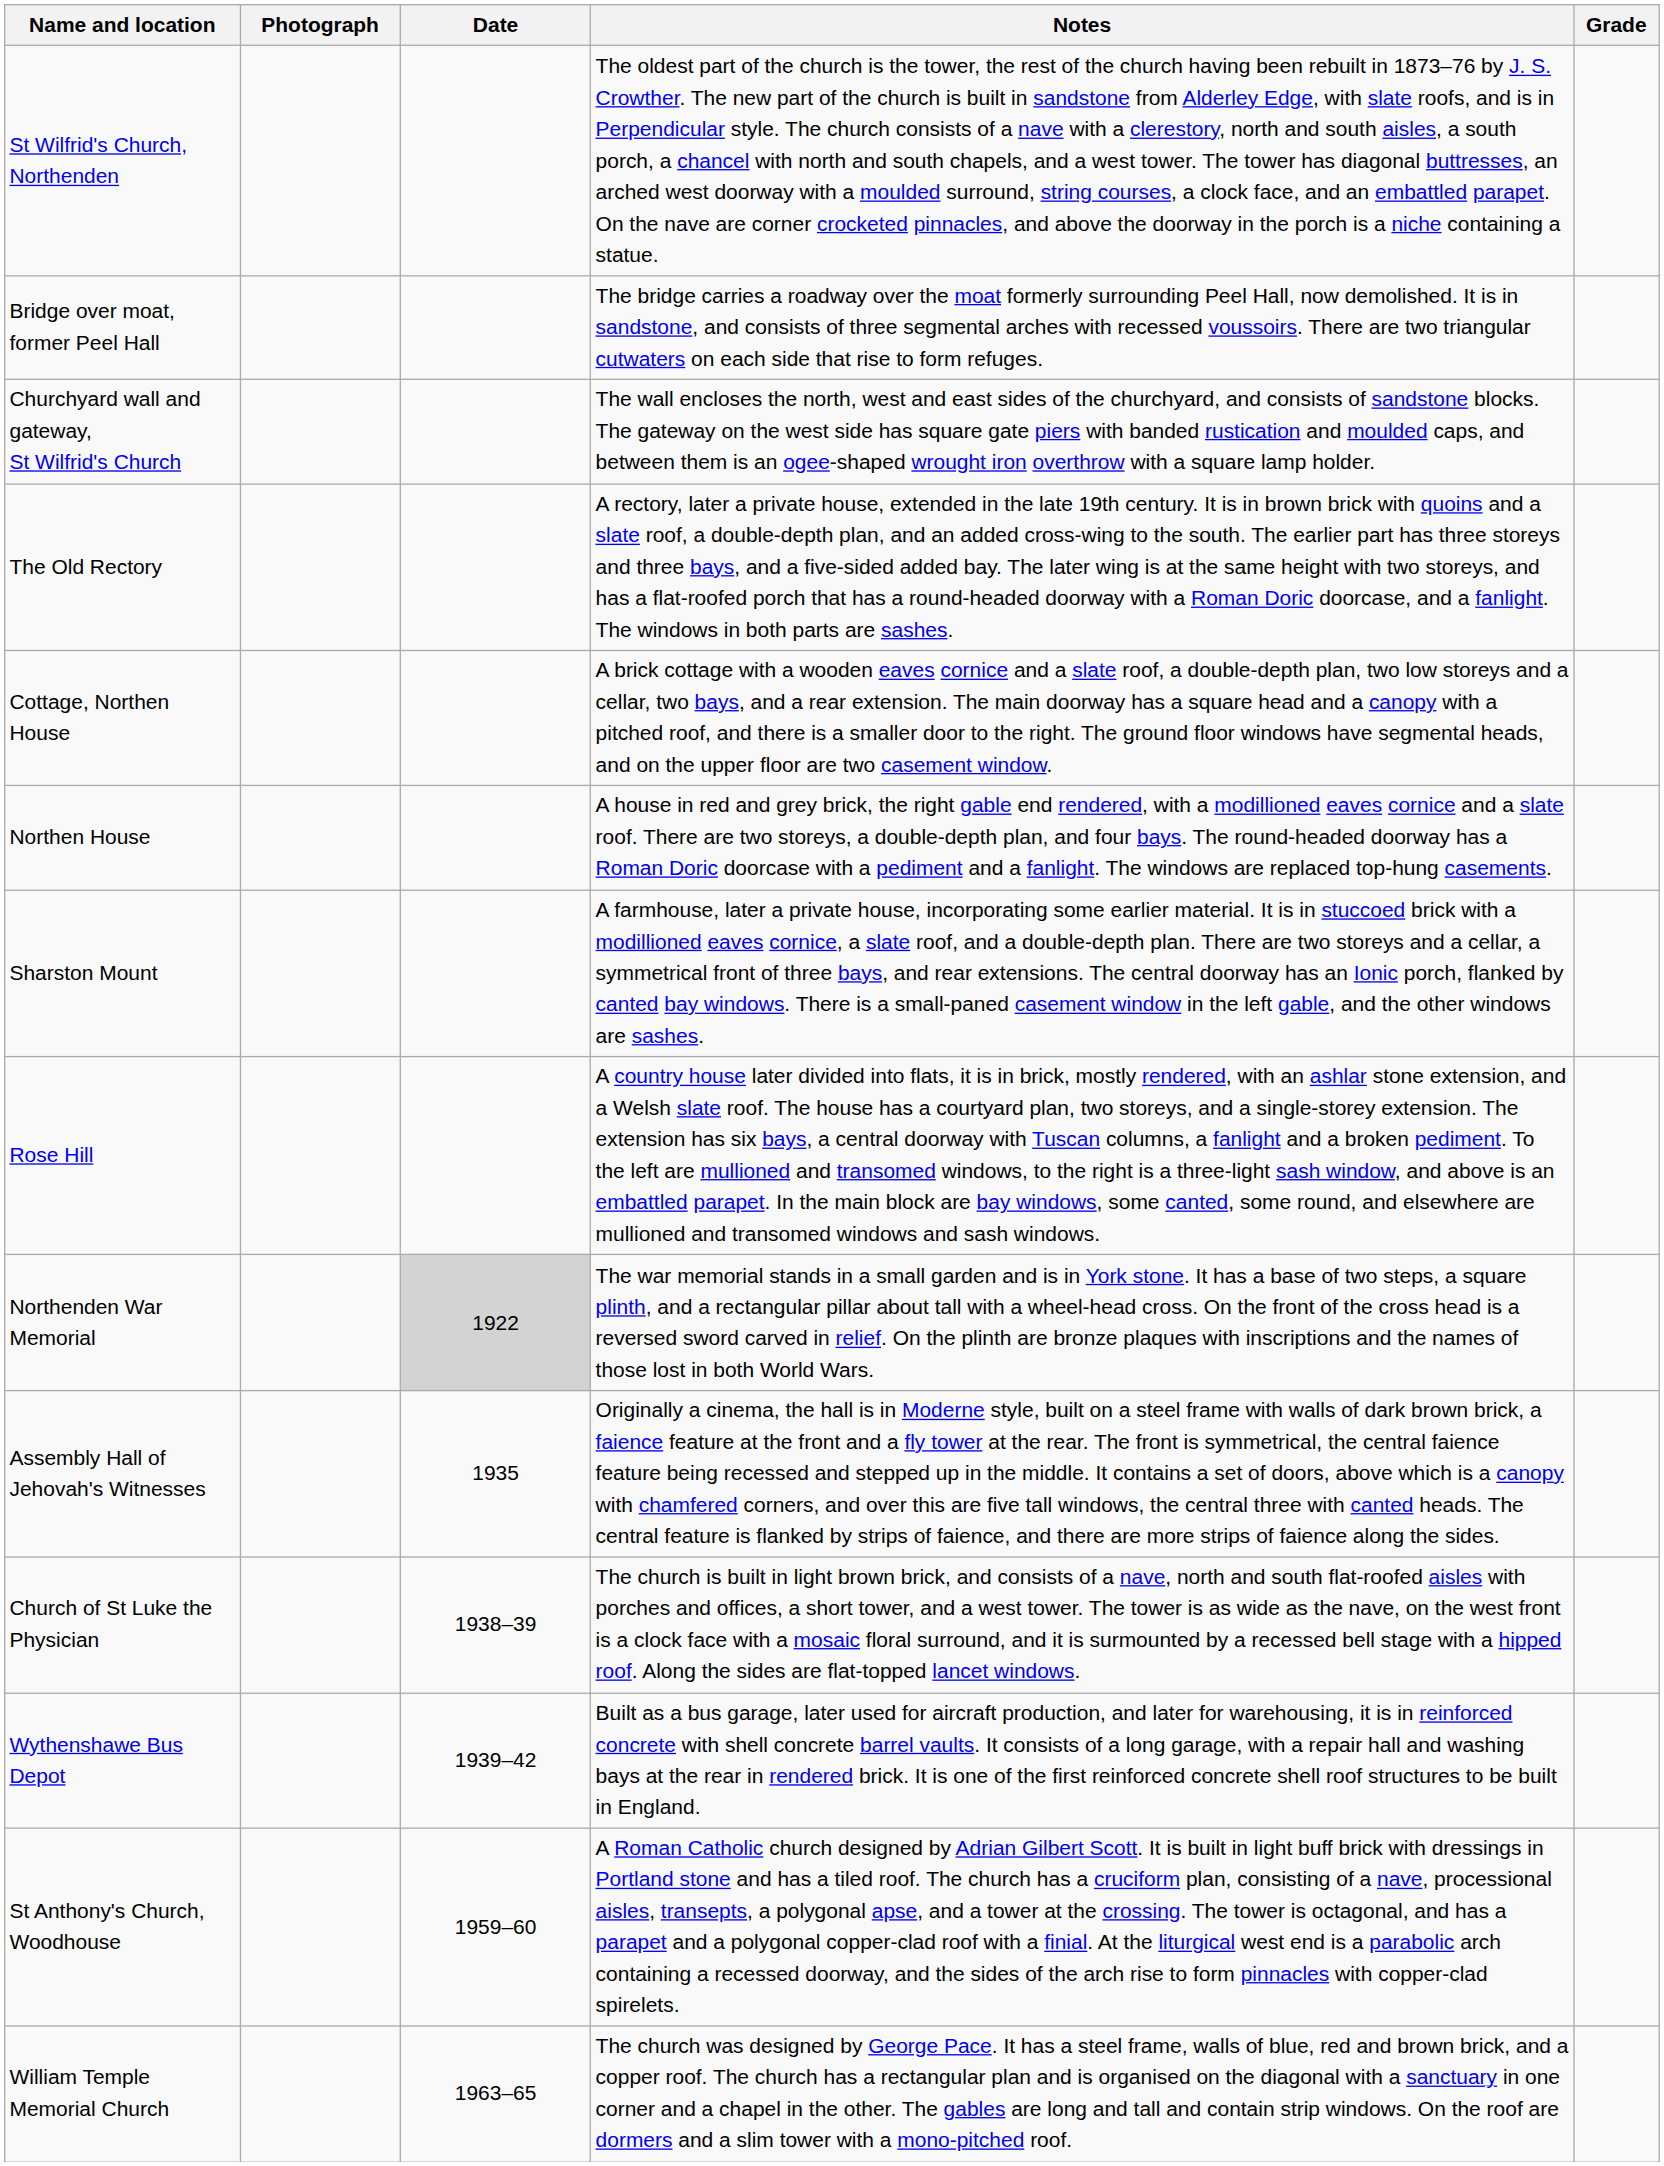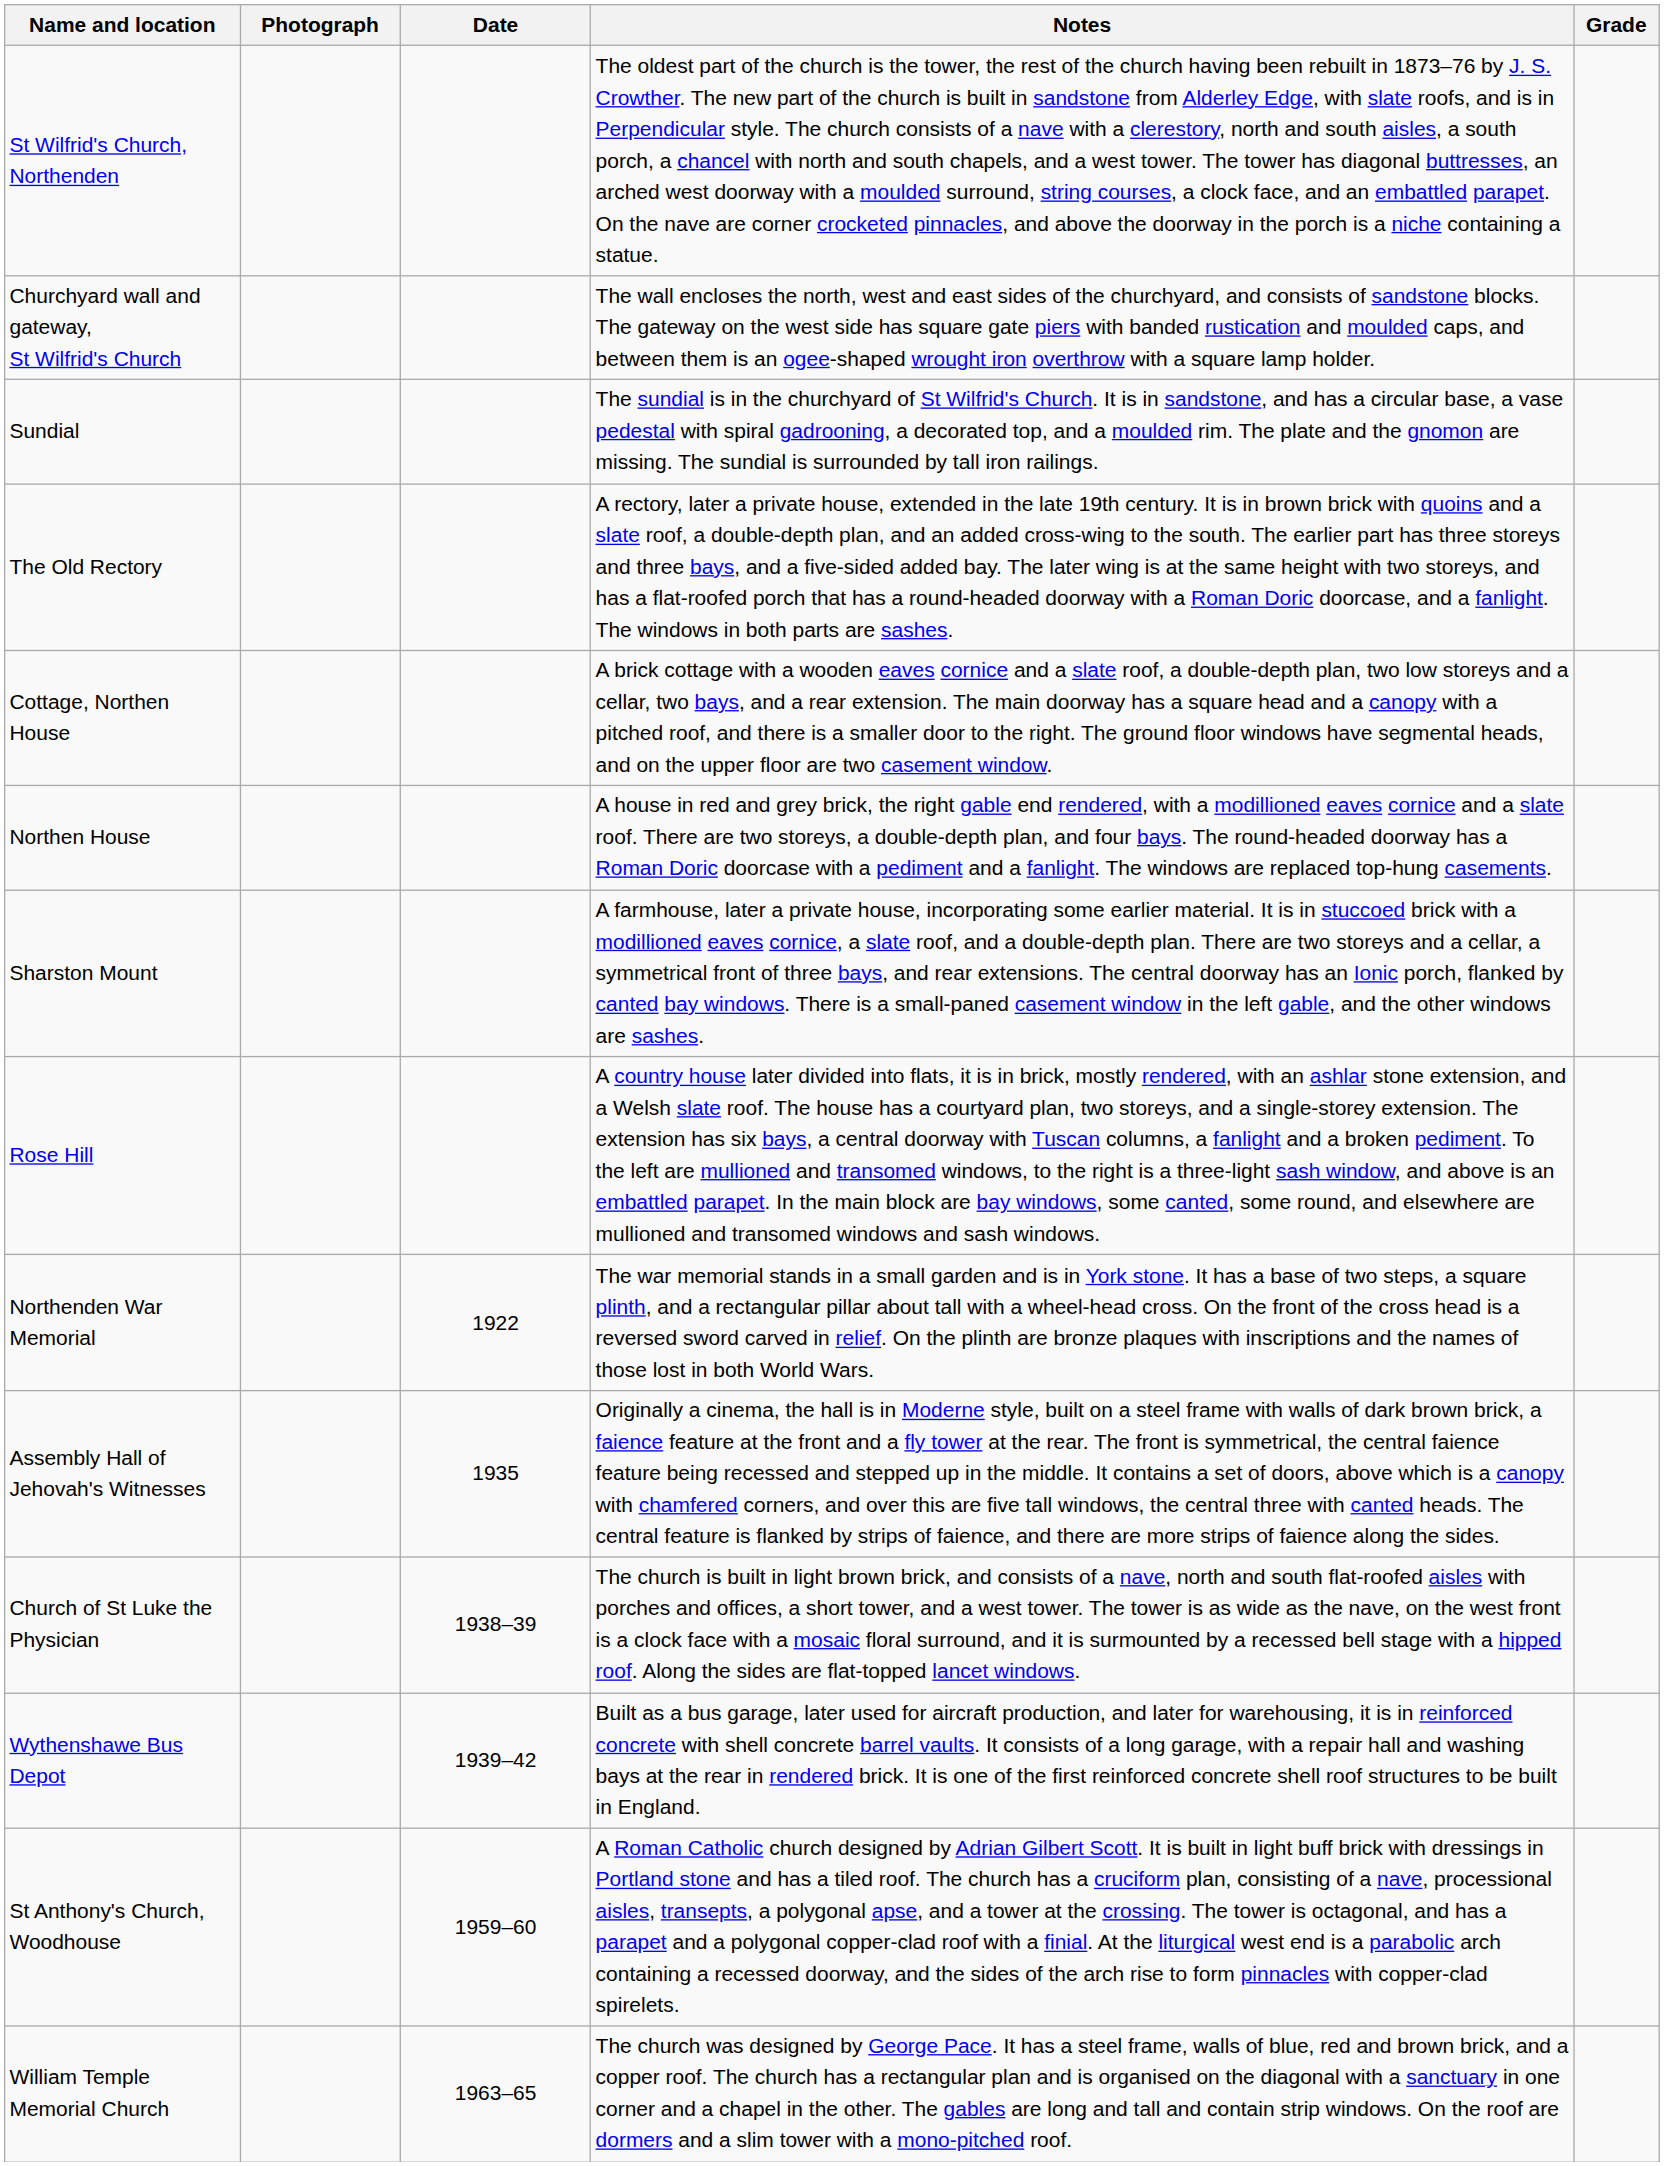- row: (92, 327)
+ row: (44, 431)
(496, 1322) lightgrey background -> (496, 1322) no background
